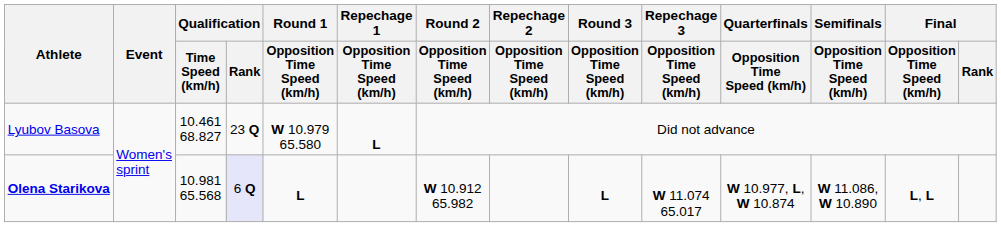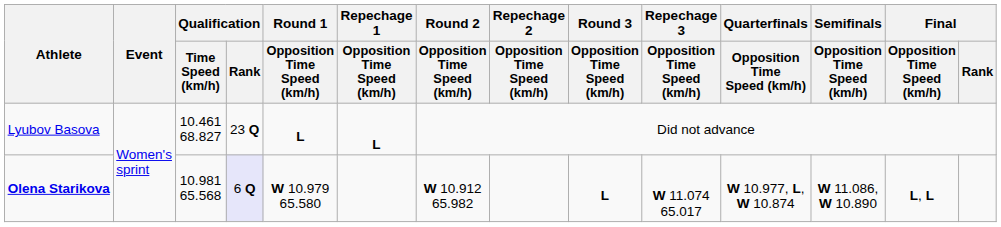(300, 137) W 10.979 65.580 -> (300, 137) L
(300, 196) L -> (300, 196) W 10.979 65.580
